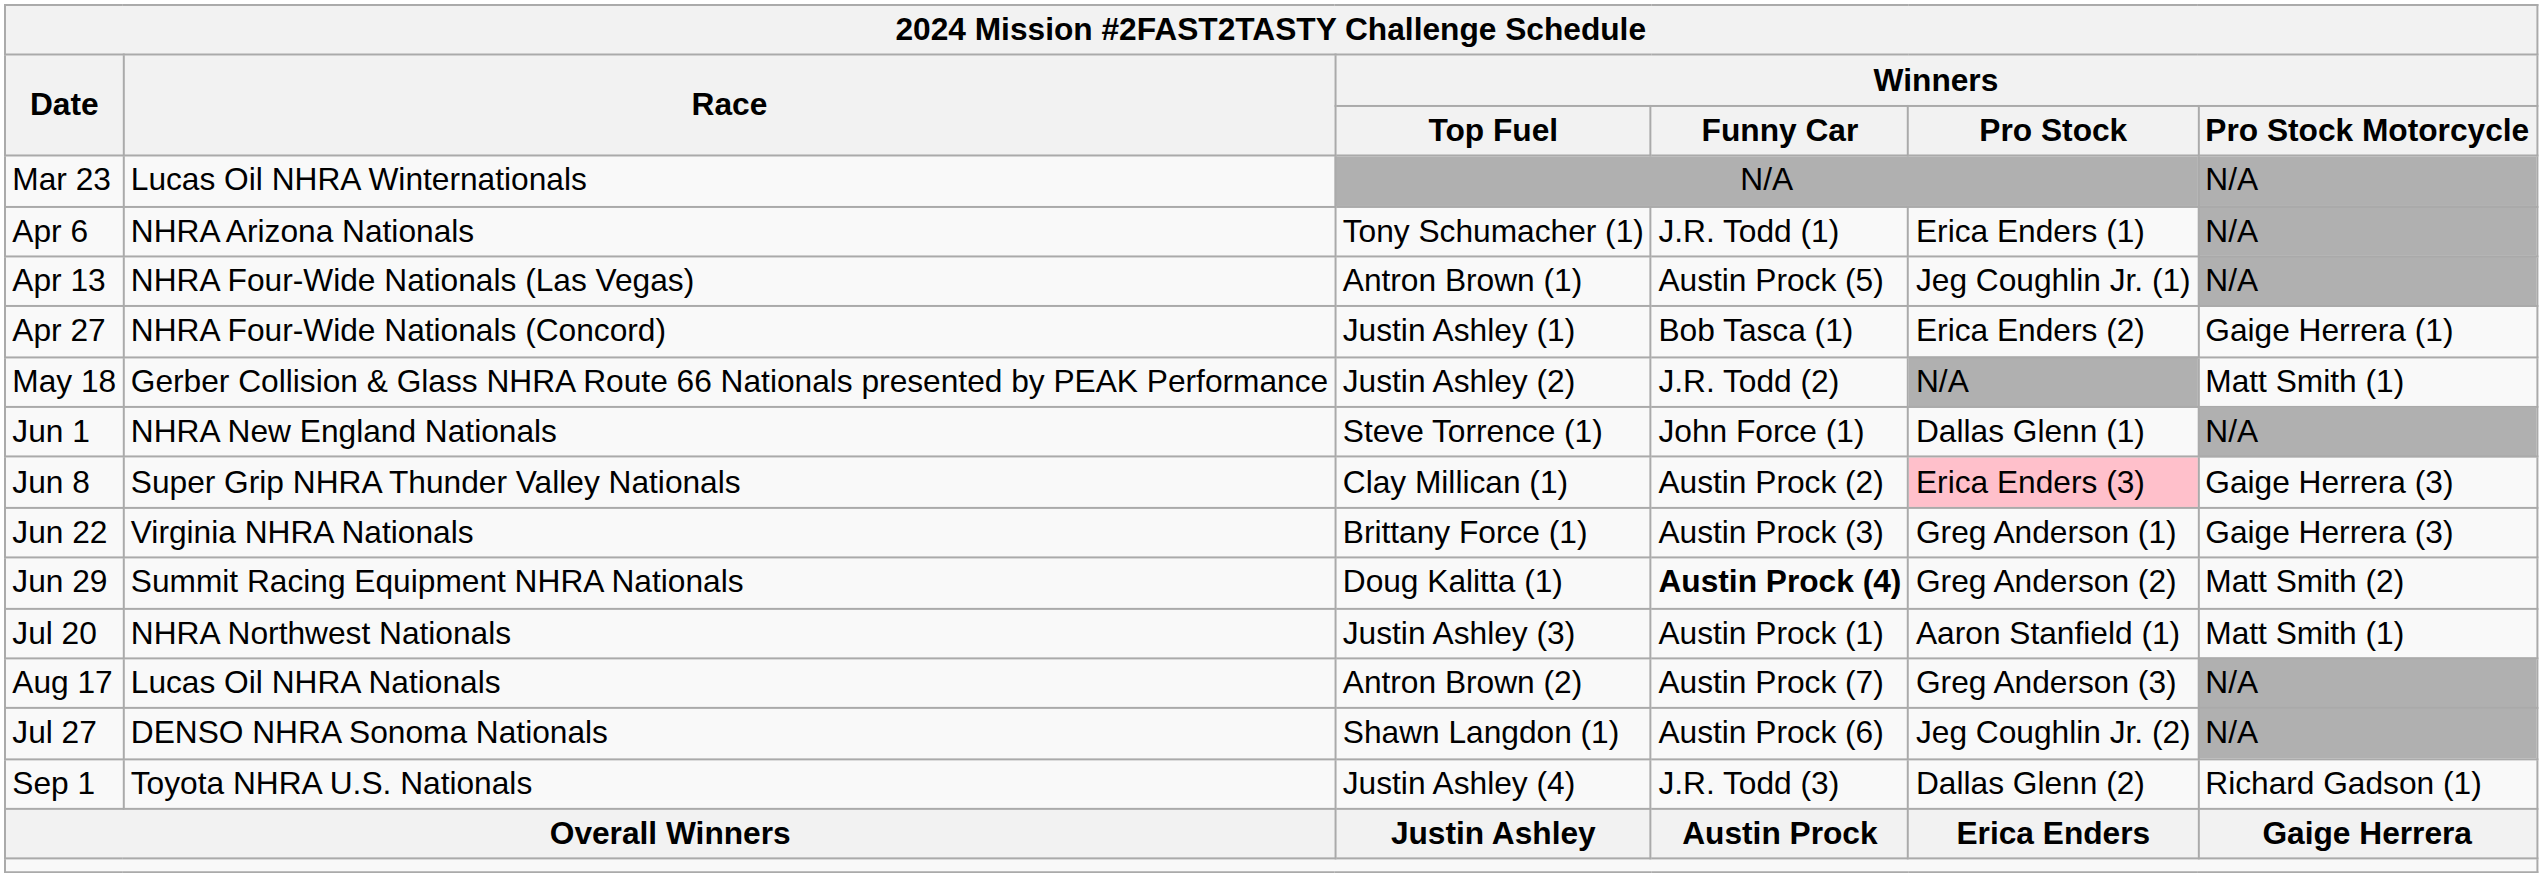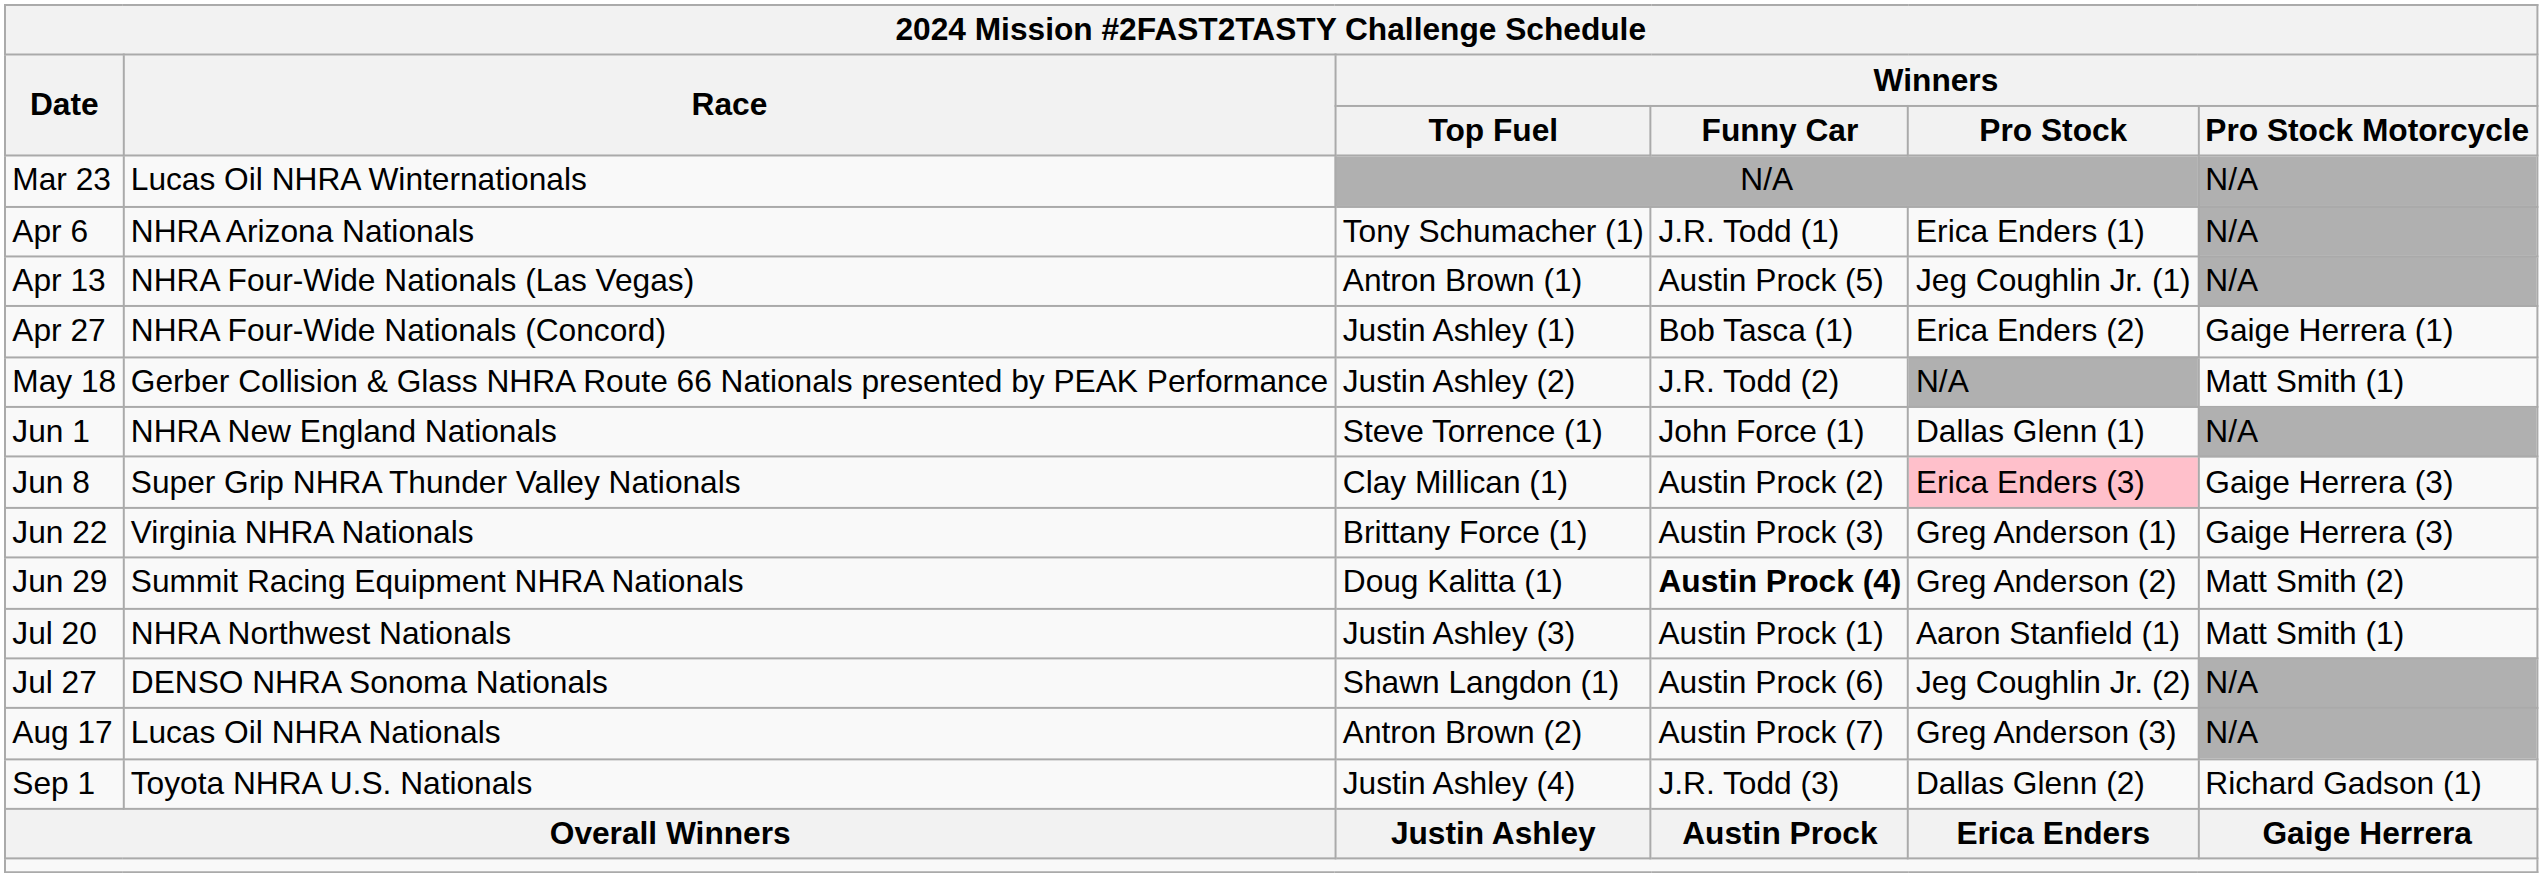rows swapped: (55, 733) <-> (63, 682)
